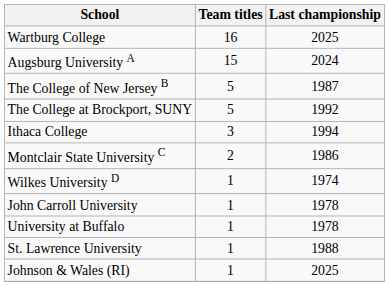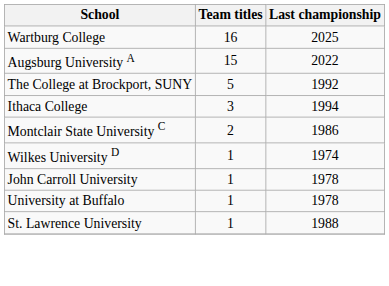(325, 60) 2024 -> (325, 60) 2022
- row: (88, 86)
- row: (69, 270)
